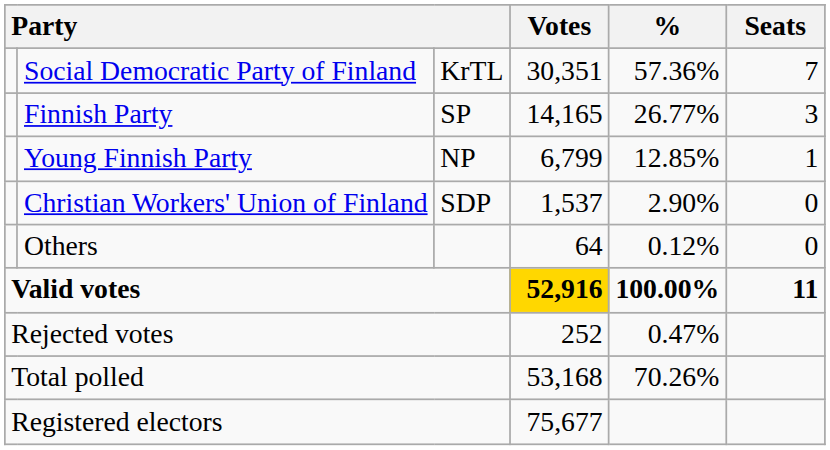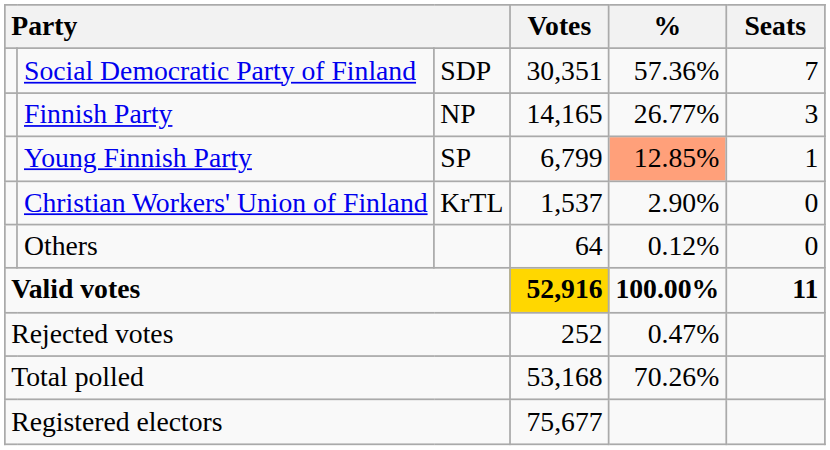(472, 70) KrTL -> (466, 70) SDP
(456, 114) SP -> (458, 114) NP
(458, 158) NP -> (456, 158) SP
(677, 158) no background -> (677, 158) lightsalmon background
(466, 202) SDP -> (472, 202) KrTL
